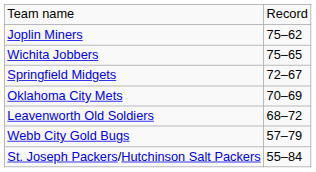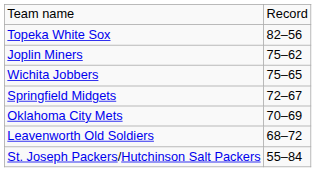+ row: (59, 34)
- row: (68, 136)
